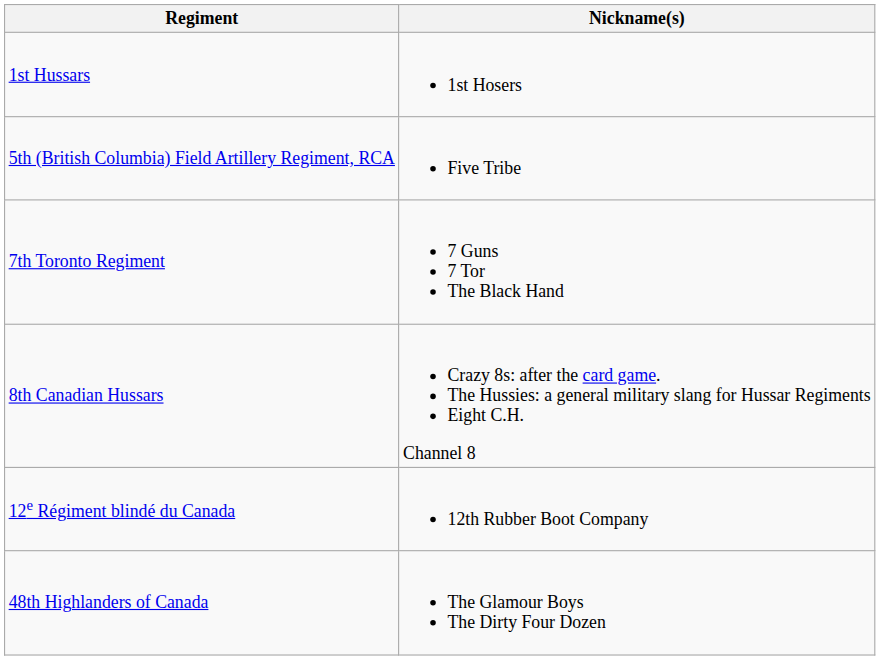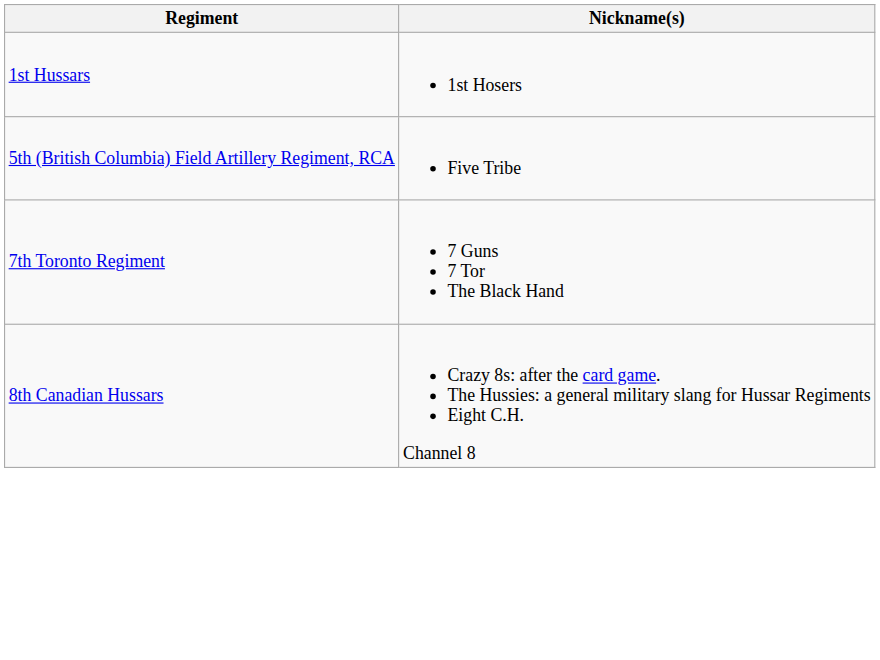- row: (122, 509)
- row: (109, 602)
